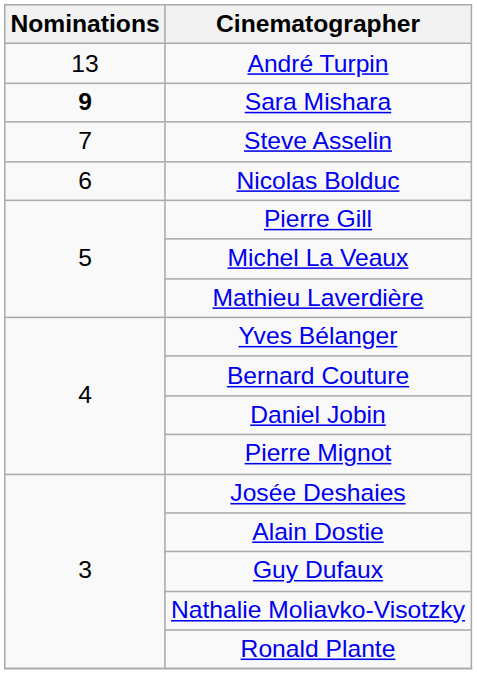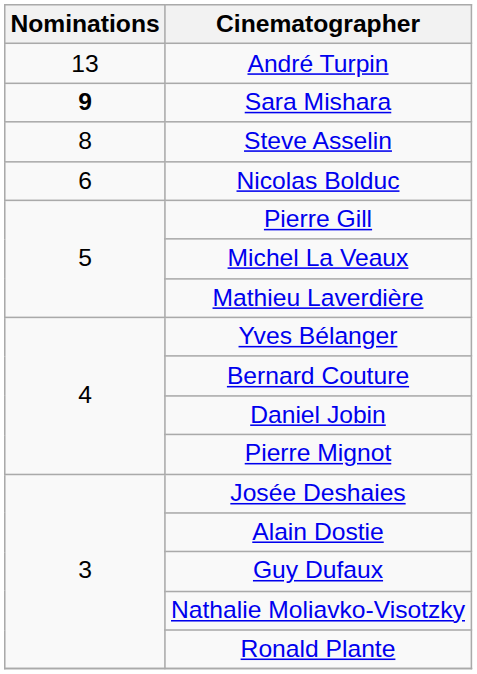(85, 141) 7 -> (85, 141) 8
